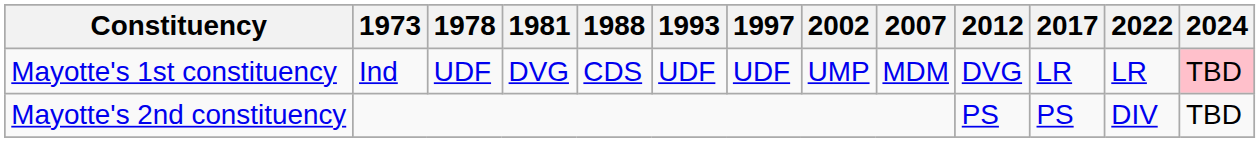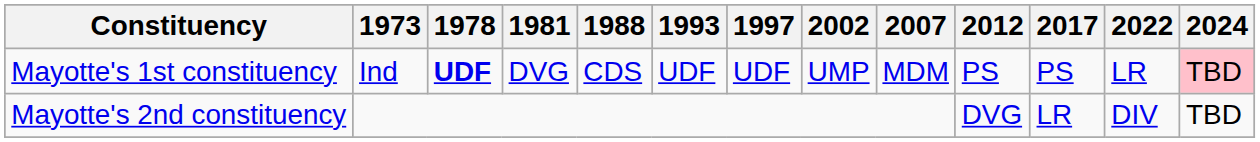(462, 70) normal -> (462, 70) bold
(992, 70) DVG -> (980, 70) PS
(1054, 70) LR -> (1055, 70) PS
(980, 114) PS -> (992, 114) DVG
(1055, 114) PS -> (1054, 114) LR
